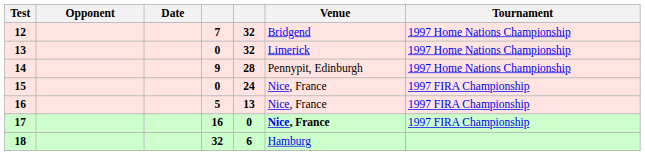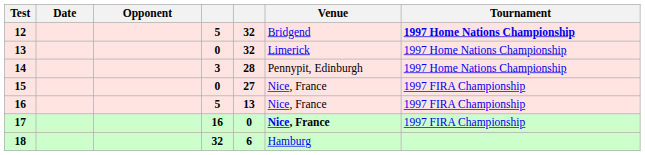columns swapped: (173, 13) <-> (90, 13)
(217, 31) 7 -> (217, 31) 5
(489, 31) normal -> (489, 31) bold
(217, 68) 9 -> (217, 68) 3
(249, 86) 24 -> (249, 86) 27
